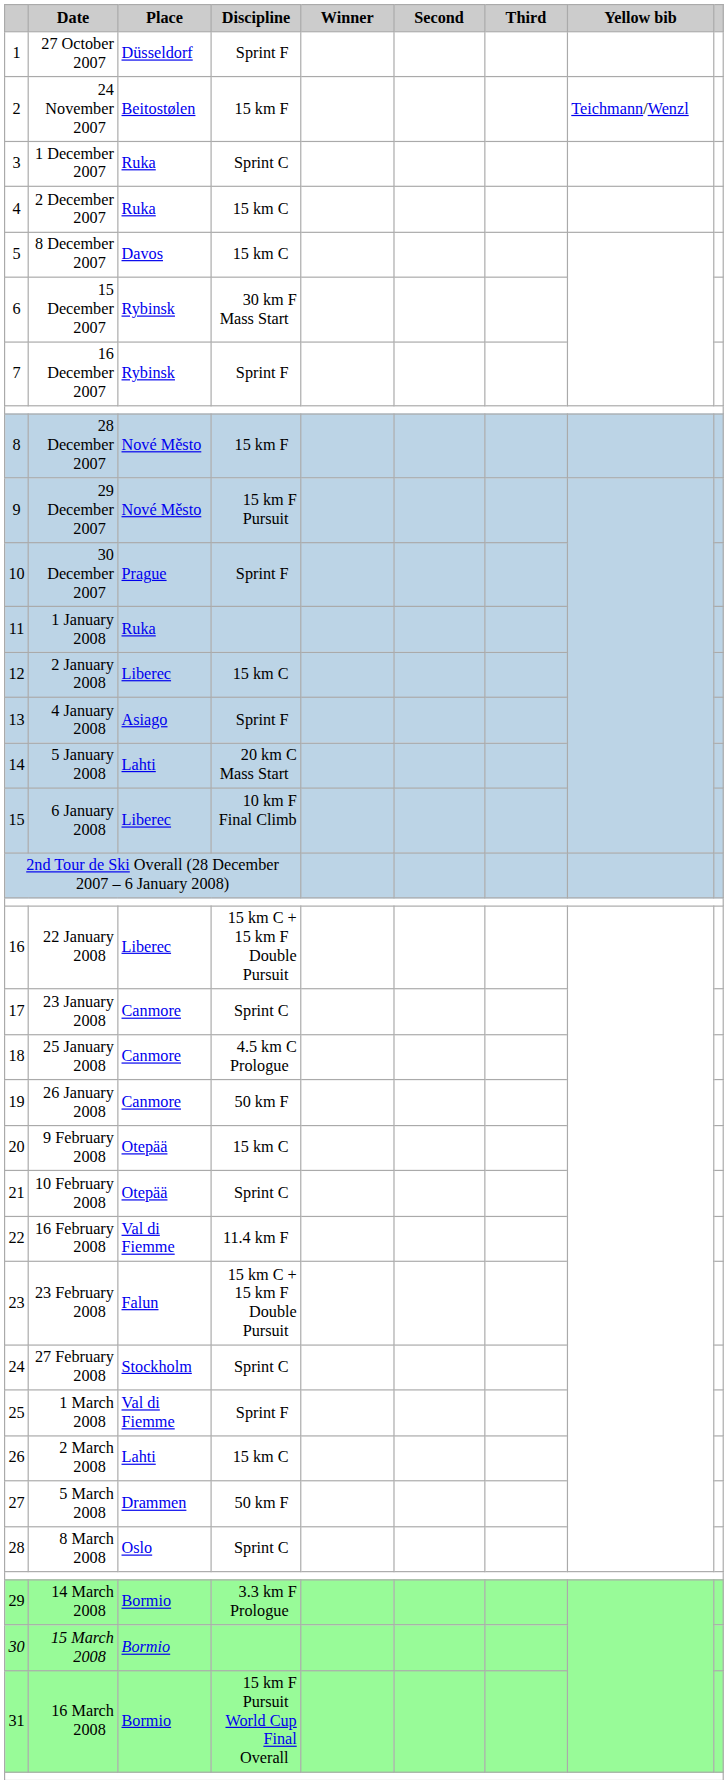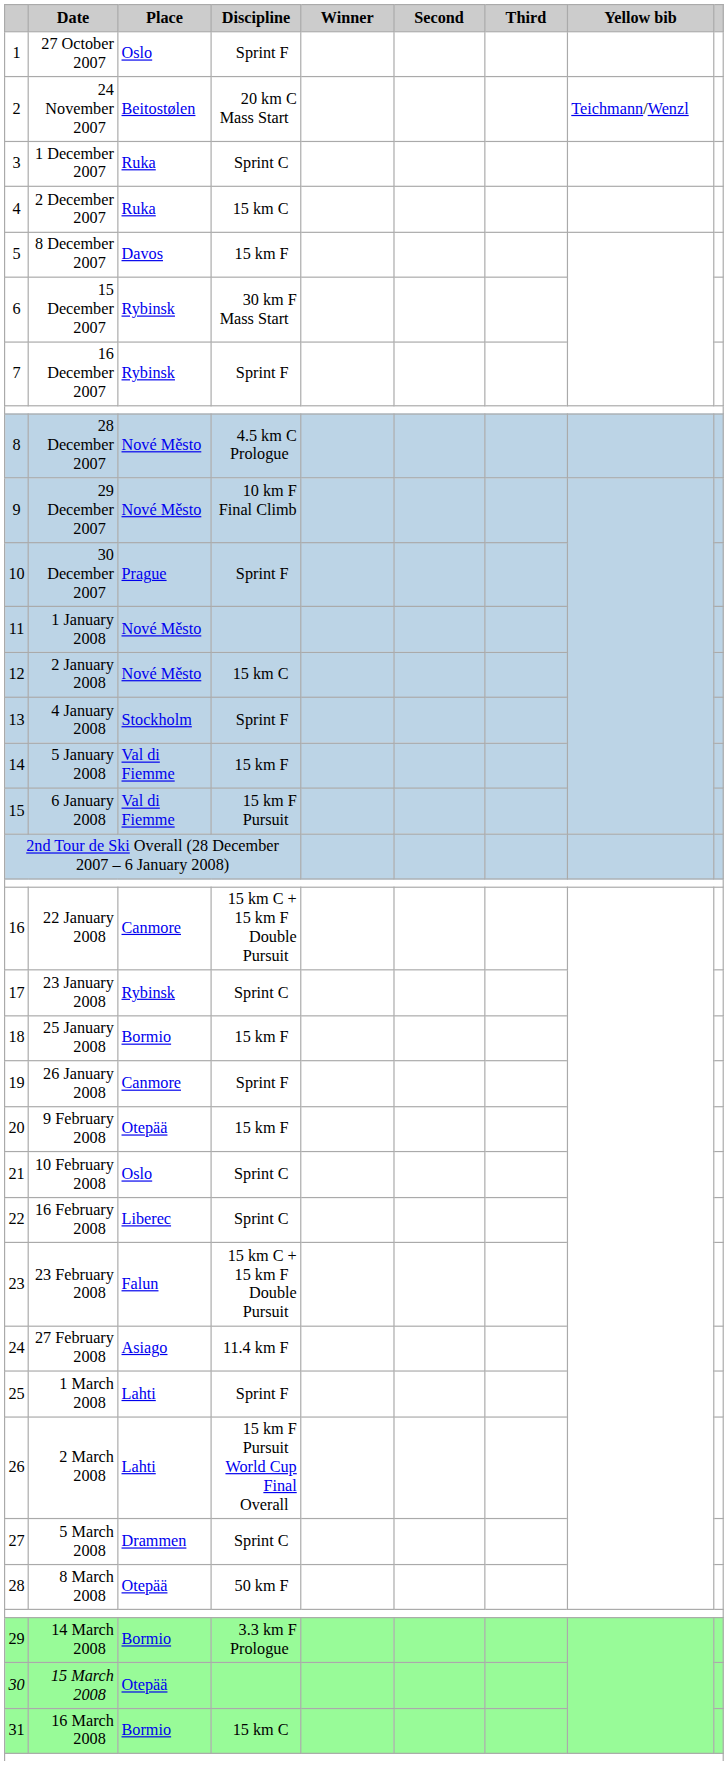(157, 53) Düsseldorf -> (137, 53) Oslo
(266, 108) 15 km F -> (258, 108) 20 km C Mass Start
(265, 254) 15 km C -> (266, 254) 15 km F
(266, 445) 15 km F -> (263, 445) 4.5 km C Prologue
(270, 509) 15 km F Pursuit -> (258, 509) 10 km F Final Climb
(139, 628) Ruka -> (161, 628) Nové Město
(146, 674) Liberec -> (161, 674) Nové Město
(145, 719) Asiago -> (157, 719) Stockholm
(139, 765) Lahti -> (148, 765) Val di Fiemme
(258, 765) 20 km C Mass Start -> (266, 765) 15 km F
(146, 819) Liberec -> (148, 810) Val di Fiemme
(258, 819) 10 km F Final Climb -> (270, 810) 15 km F Pursuit
(146, 946) Liberec -> (151, 927) Canmore
(151, 1011) Canmore -> (148, 992) Rybinsk
(151, 1056) Canmore -> (146, 1037) Bormio
(263, 1056) 4.5 km C Prologue -> (266, 1037) 15 km F
(266, 1101) 50 km F -> (266, 1083) Sprint F
(265, 1147) 15 km C -> (266, 1128) 15 km F
(144, 1192) Otepää -> (137, 1173) Oslo
(148, 1238) Val di Fiemme -> (146, 1219) Liberec
(260, 1238) 11.4 km F -> (265, 1219) Sprint C
(157, 1366) Stockholm -> (145, 1347) Asiago
(265, 1366) Sprint C -> (260, 1347) 11.4 km F
(148, 1412) Val di Fiemme -> (139, 1393) Lahti
(265, 1457) 15 km C -> (261, 1467) 15 km F Pursuit World Cup Final Overall
(266, 1503) 50 km F -> (265, 1540) Sprint C
(137, 1548) Oslo -> (144, 1586) Otepää
(265, 1548) Sprint C -> (266, 1586) 50 km F
(146, 1647) Bormio -> (144, 1684) Otepää
(261, 1720) 15 km F Pursuit World Cup Final Overall -> (265, 1730) 15 km C
